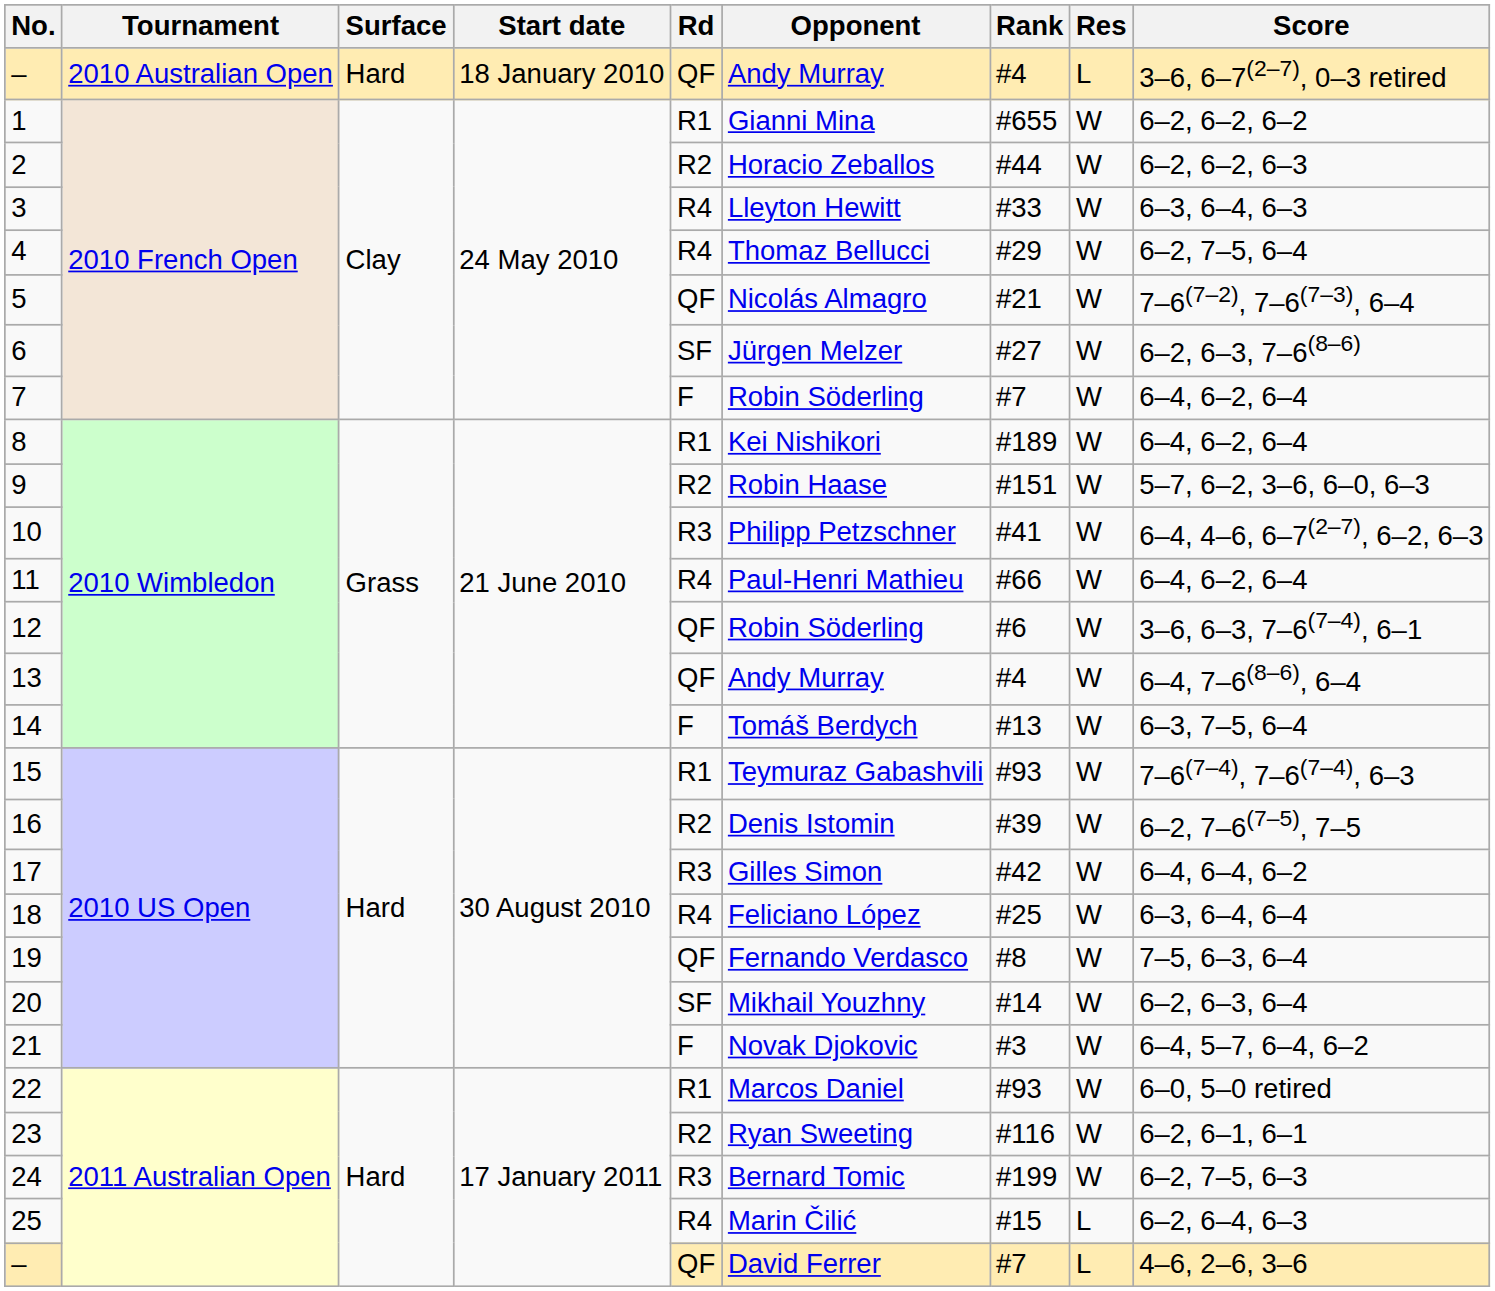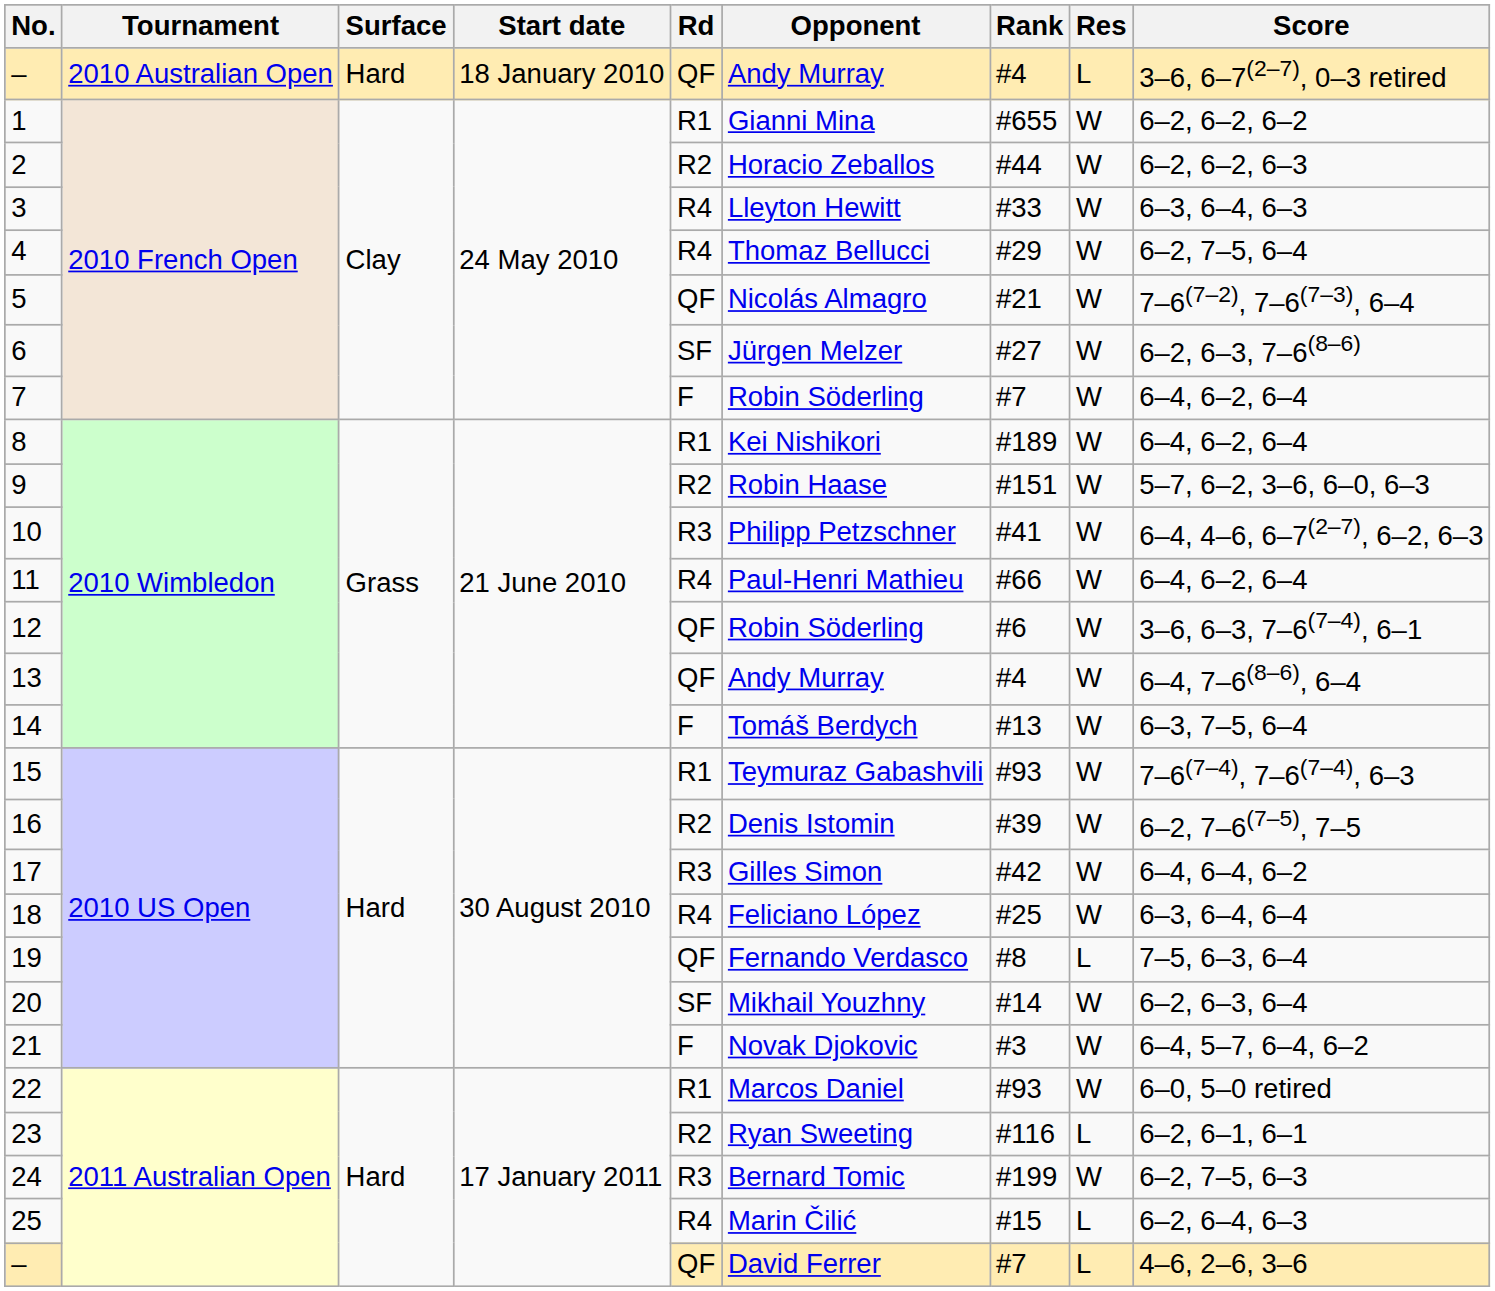(1089, 958) W -> (1084, 958) L
(1089, 1133) W -> (1084, 1133) L
